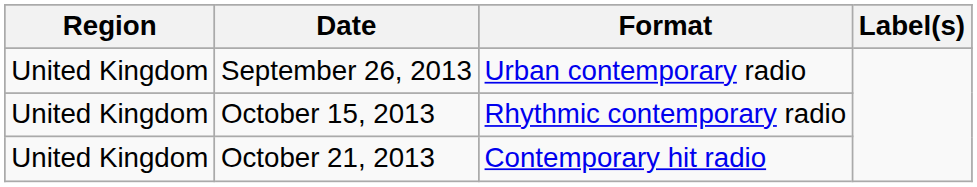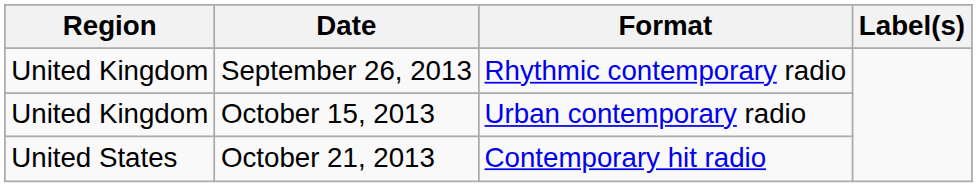(645, 70) Urban contemporary radio -> (665, 70) Rhythmic contemporary radio
(665, 114) Rhythmic contemporary radio -> (645, 114) Urban contemporary radio
(110, 158) United Kingdom -> (94, 158) United States
